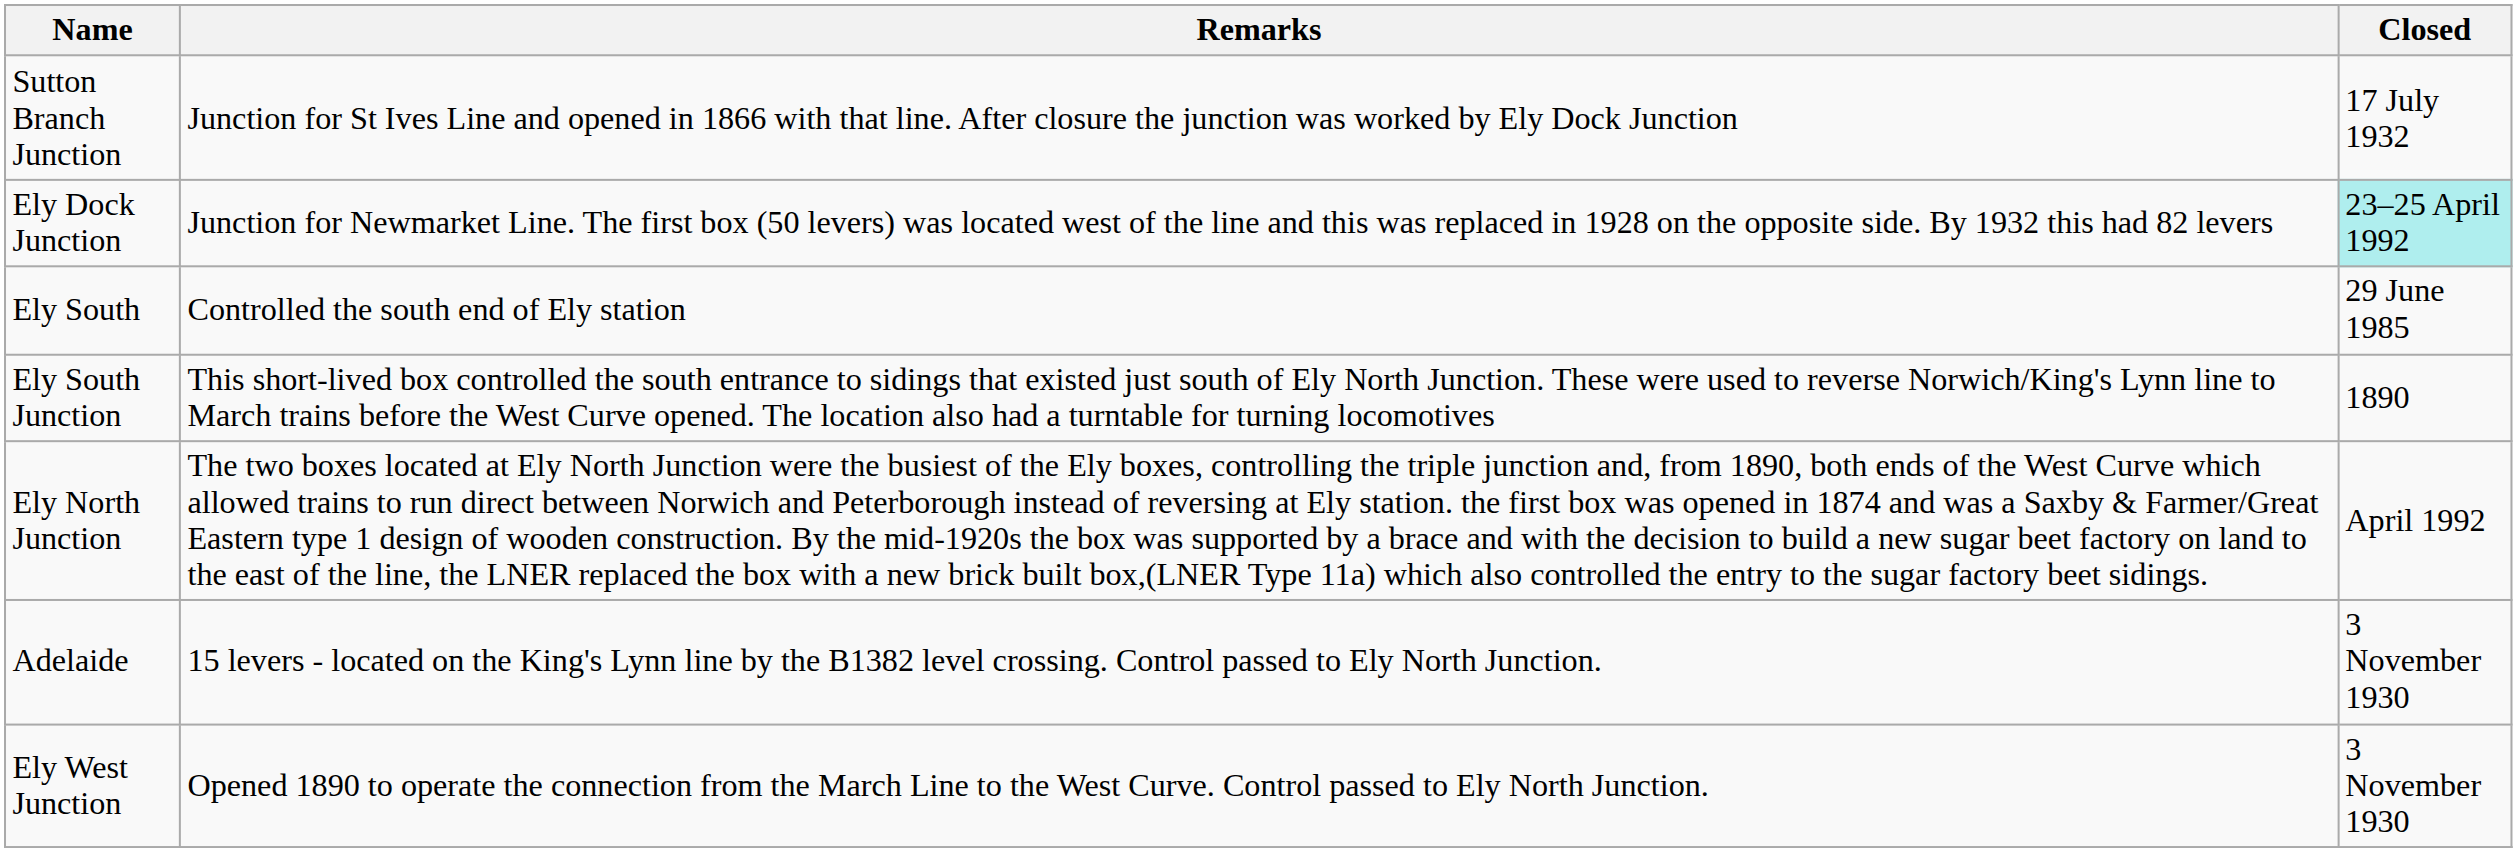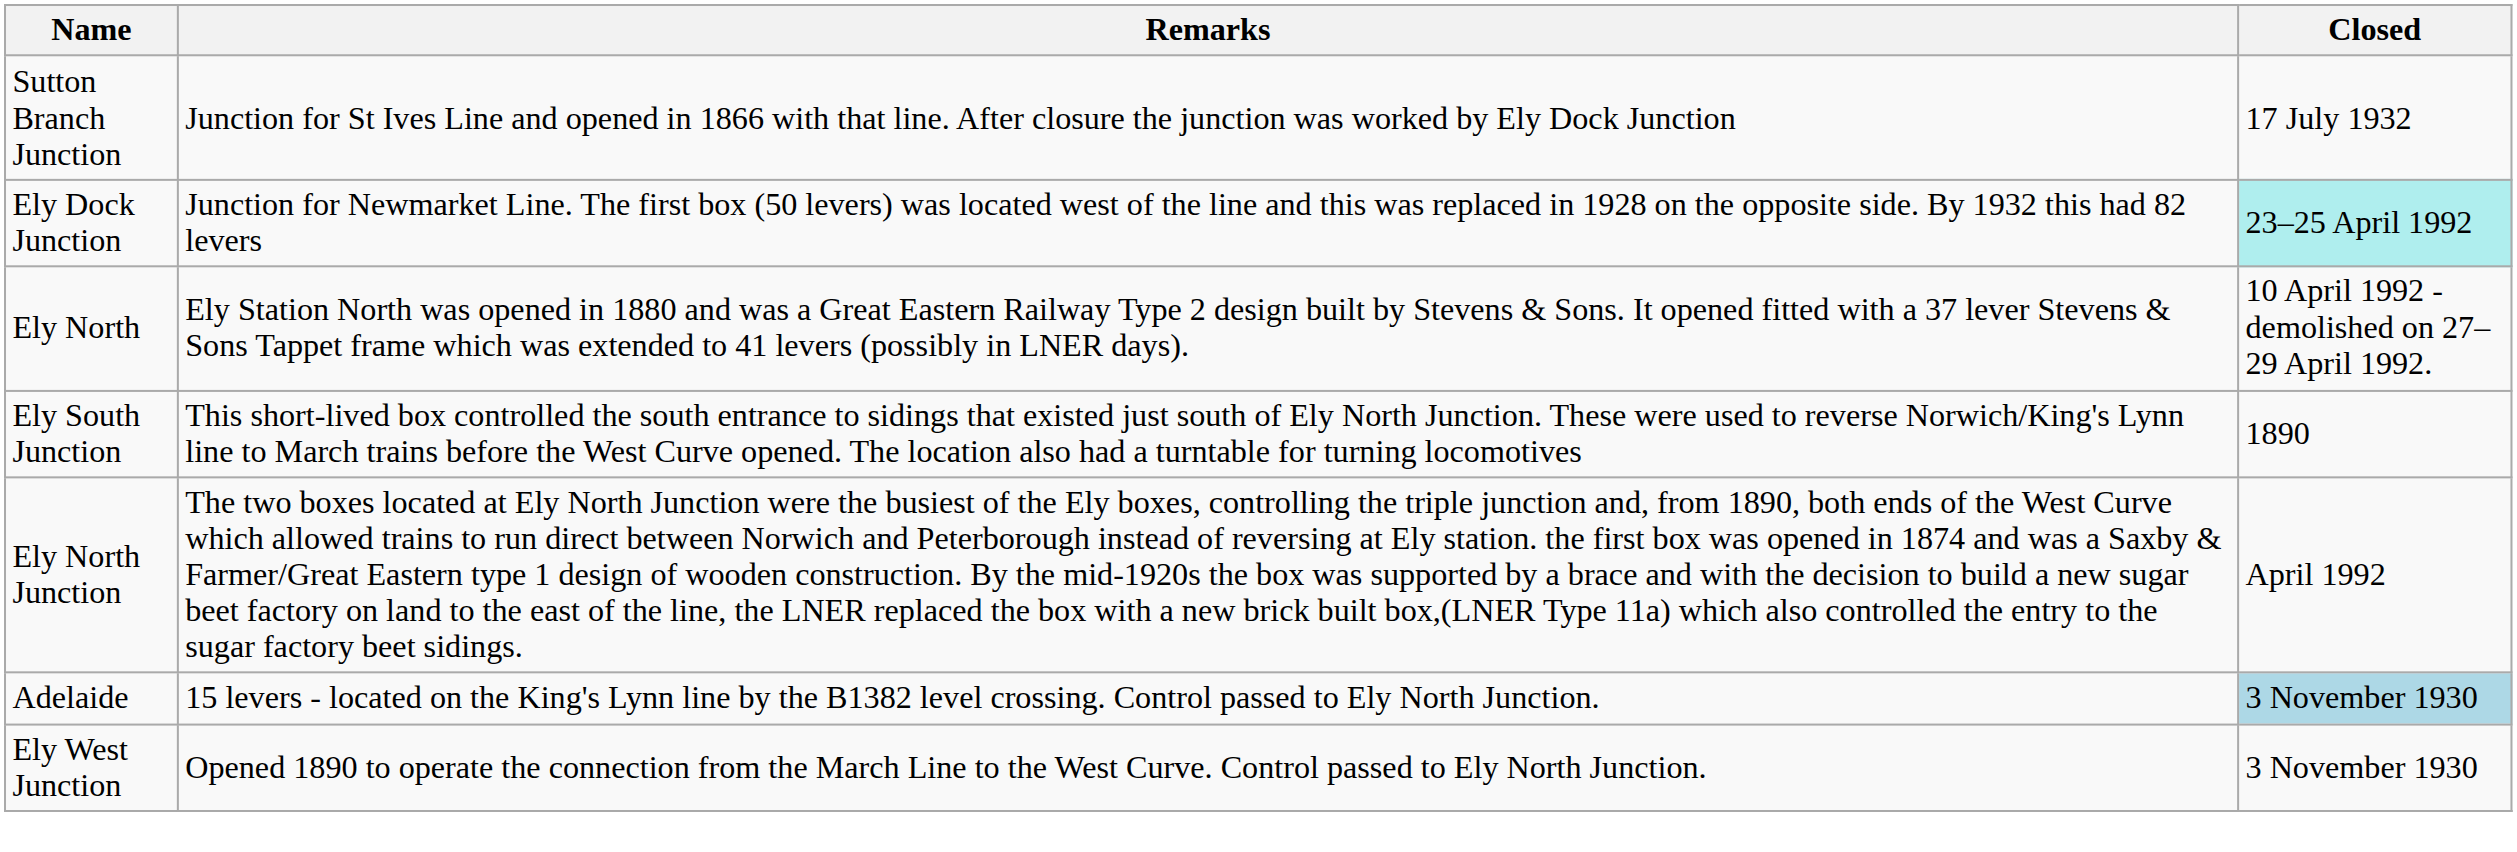- row: (76, 309)
+ row: (76, 327)
(2413, 661) no background -> (2362, 697) lightblue background
